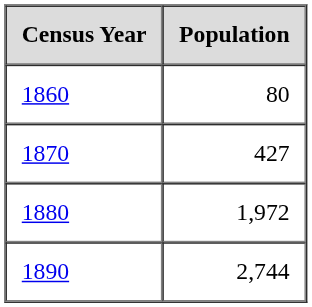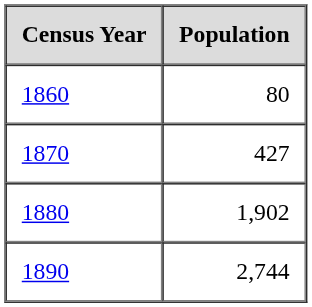(263, 212) 1,972 -> (263, 212) 1,902
